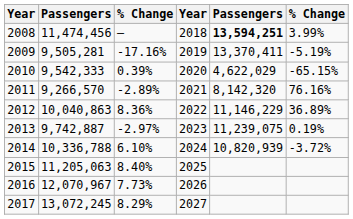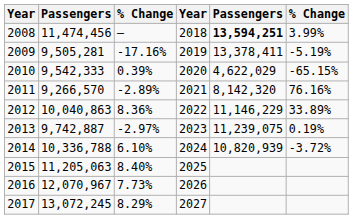(248, 52) 13,370,411 -> (248, 52) 13,378,411
(310, 109) 36.89% -> (310, 109) 33.89%
